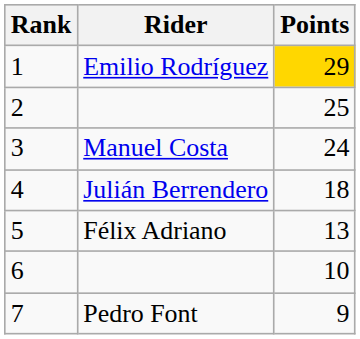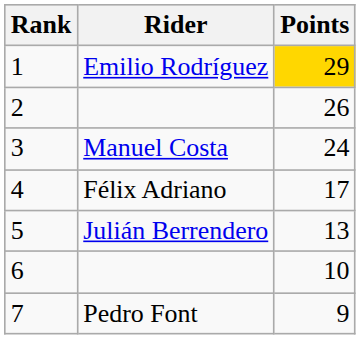(336, 107) 25 -> (336, 107) 26
(176, 189) Julián Berrendero -> (155, 189) Félix Adriano
(336, 189) 18 -> (336, 189) 17
(155, 230) Félix Adriano -> (176, 230) Julián Berrendero
